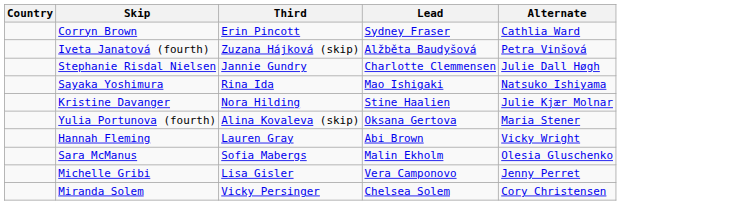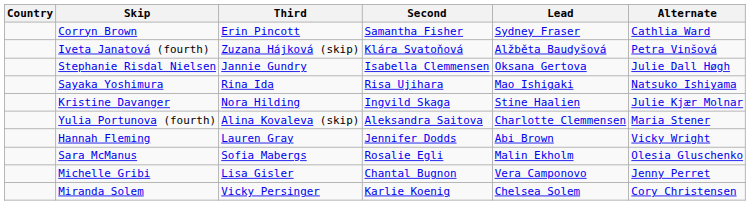+ column: (427, 13)
(430, 67) Charlotte Clemmensen -> (541, 67) Oksana Gertova
(411, 120) Oksana Gertova -> (560, 120) Charlotte Clemmensen
